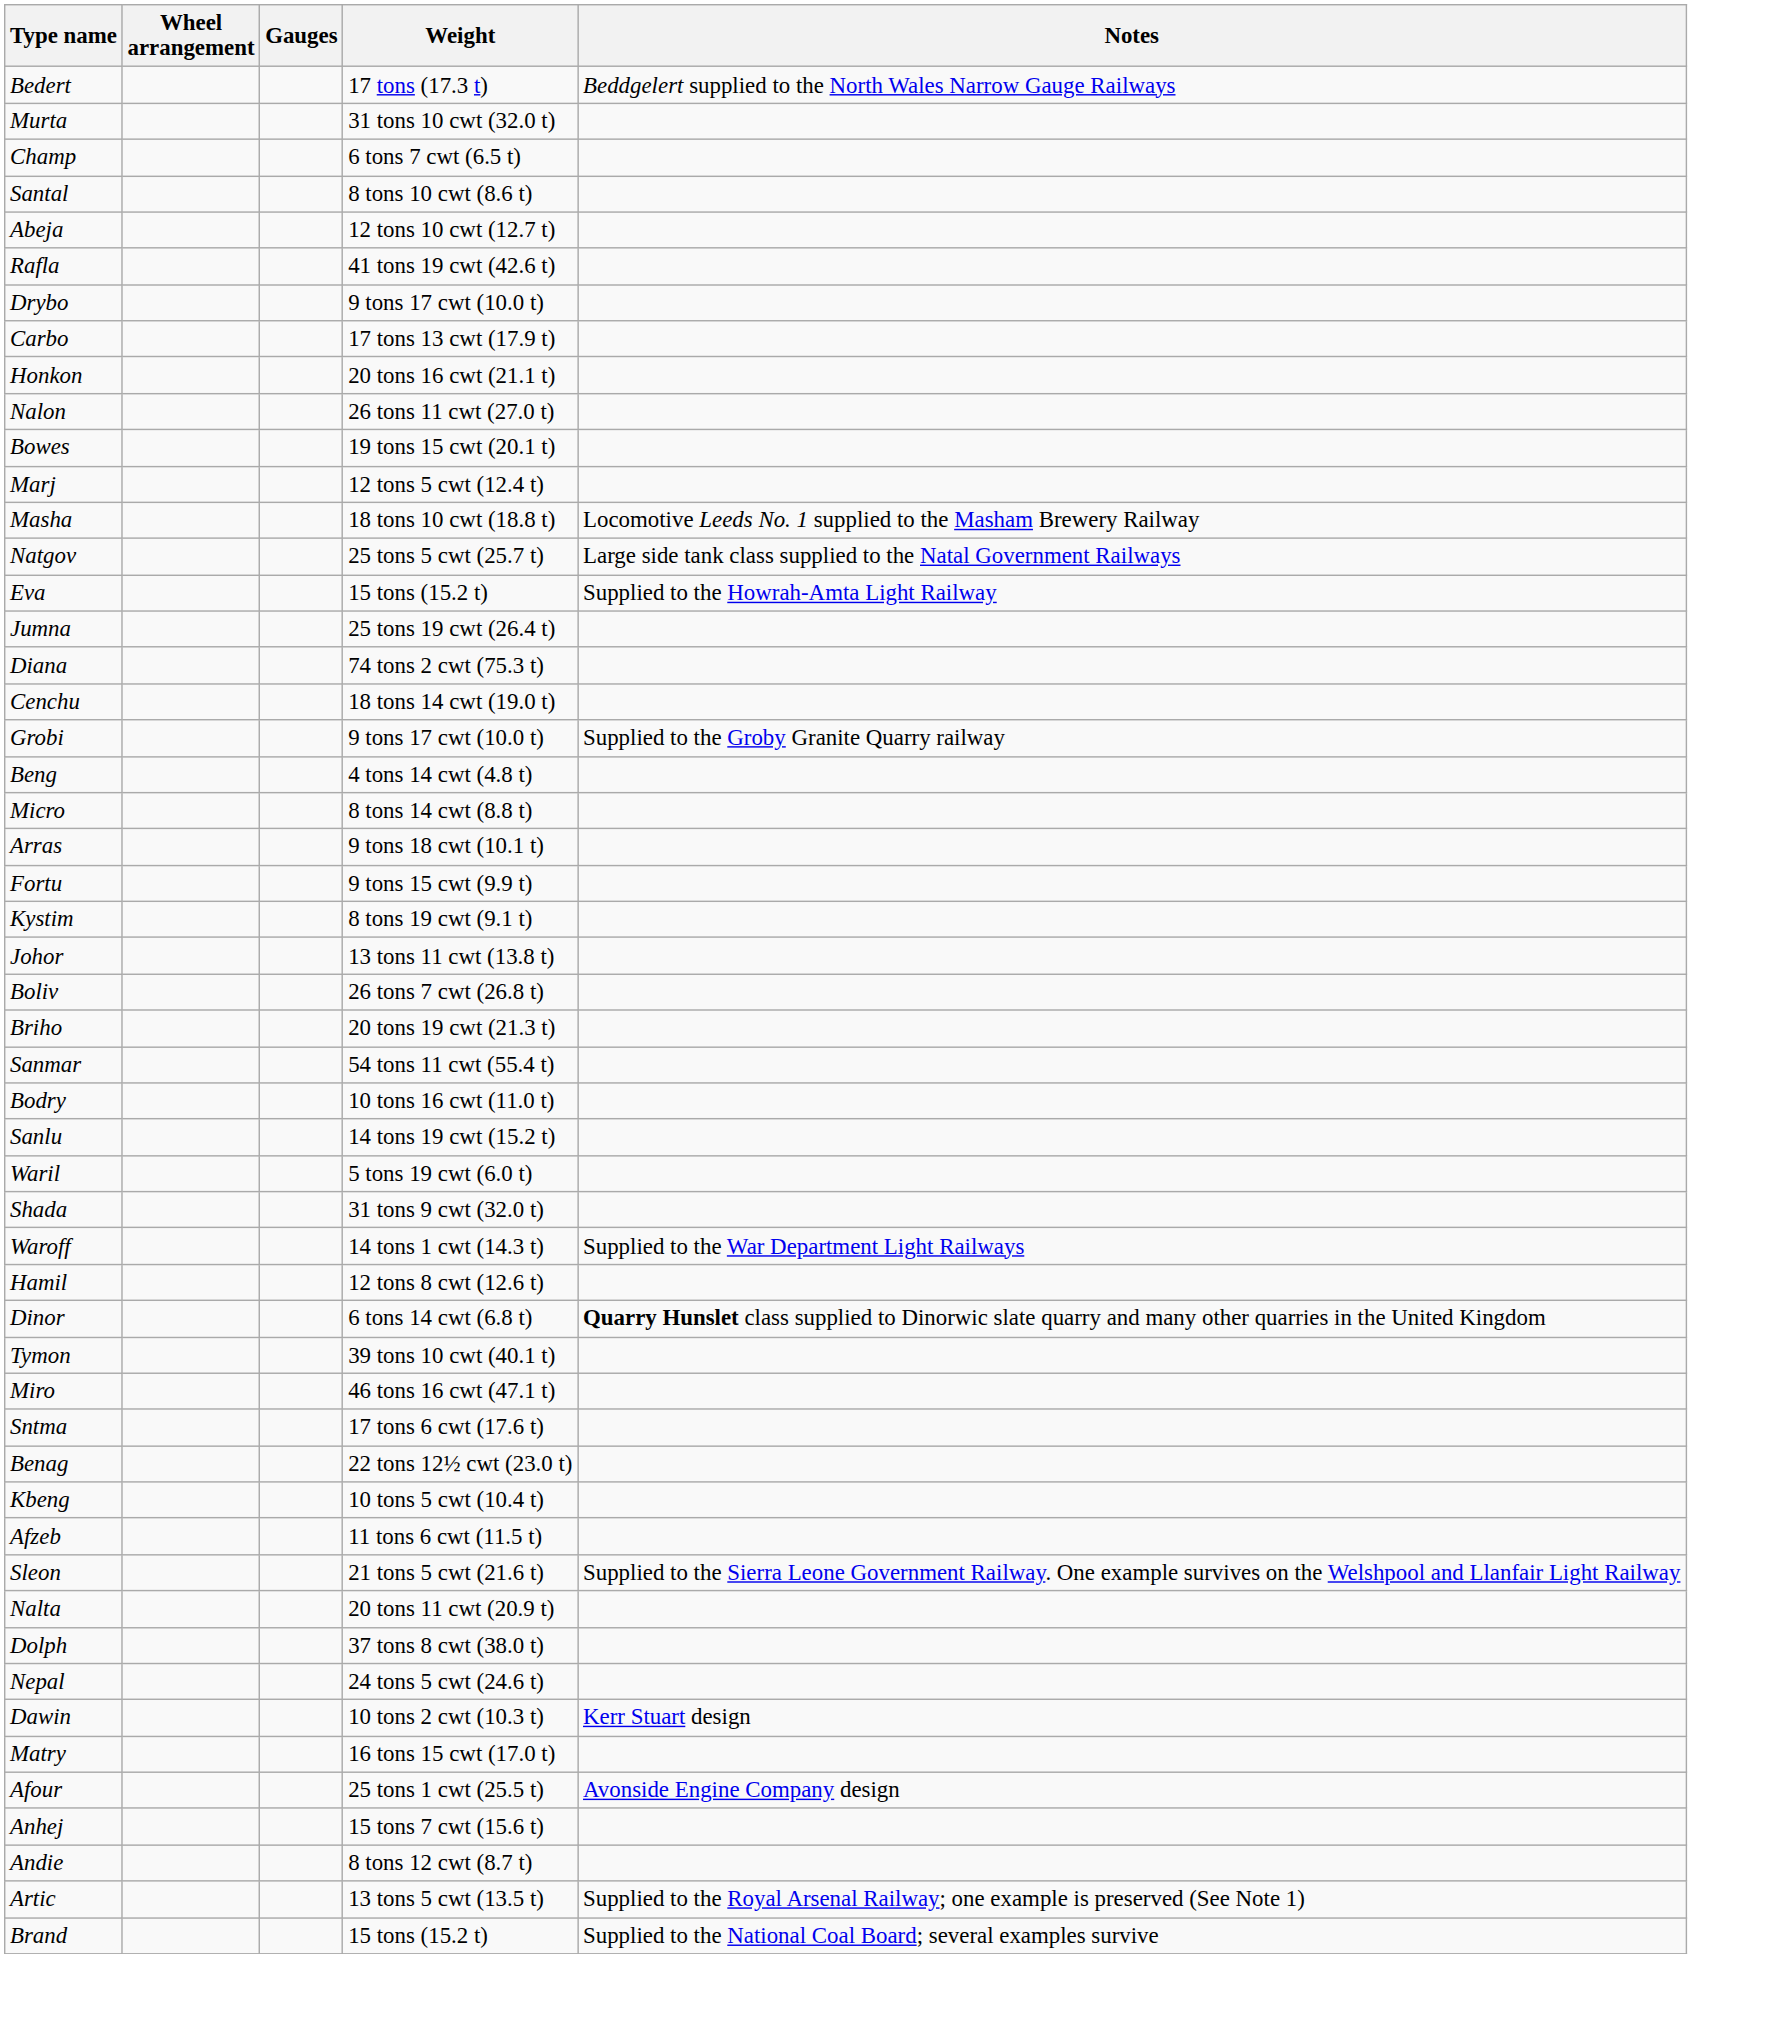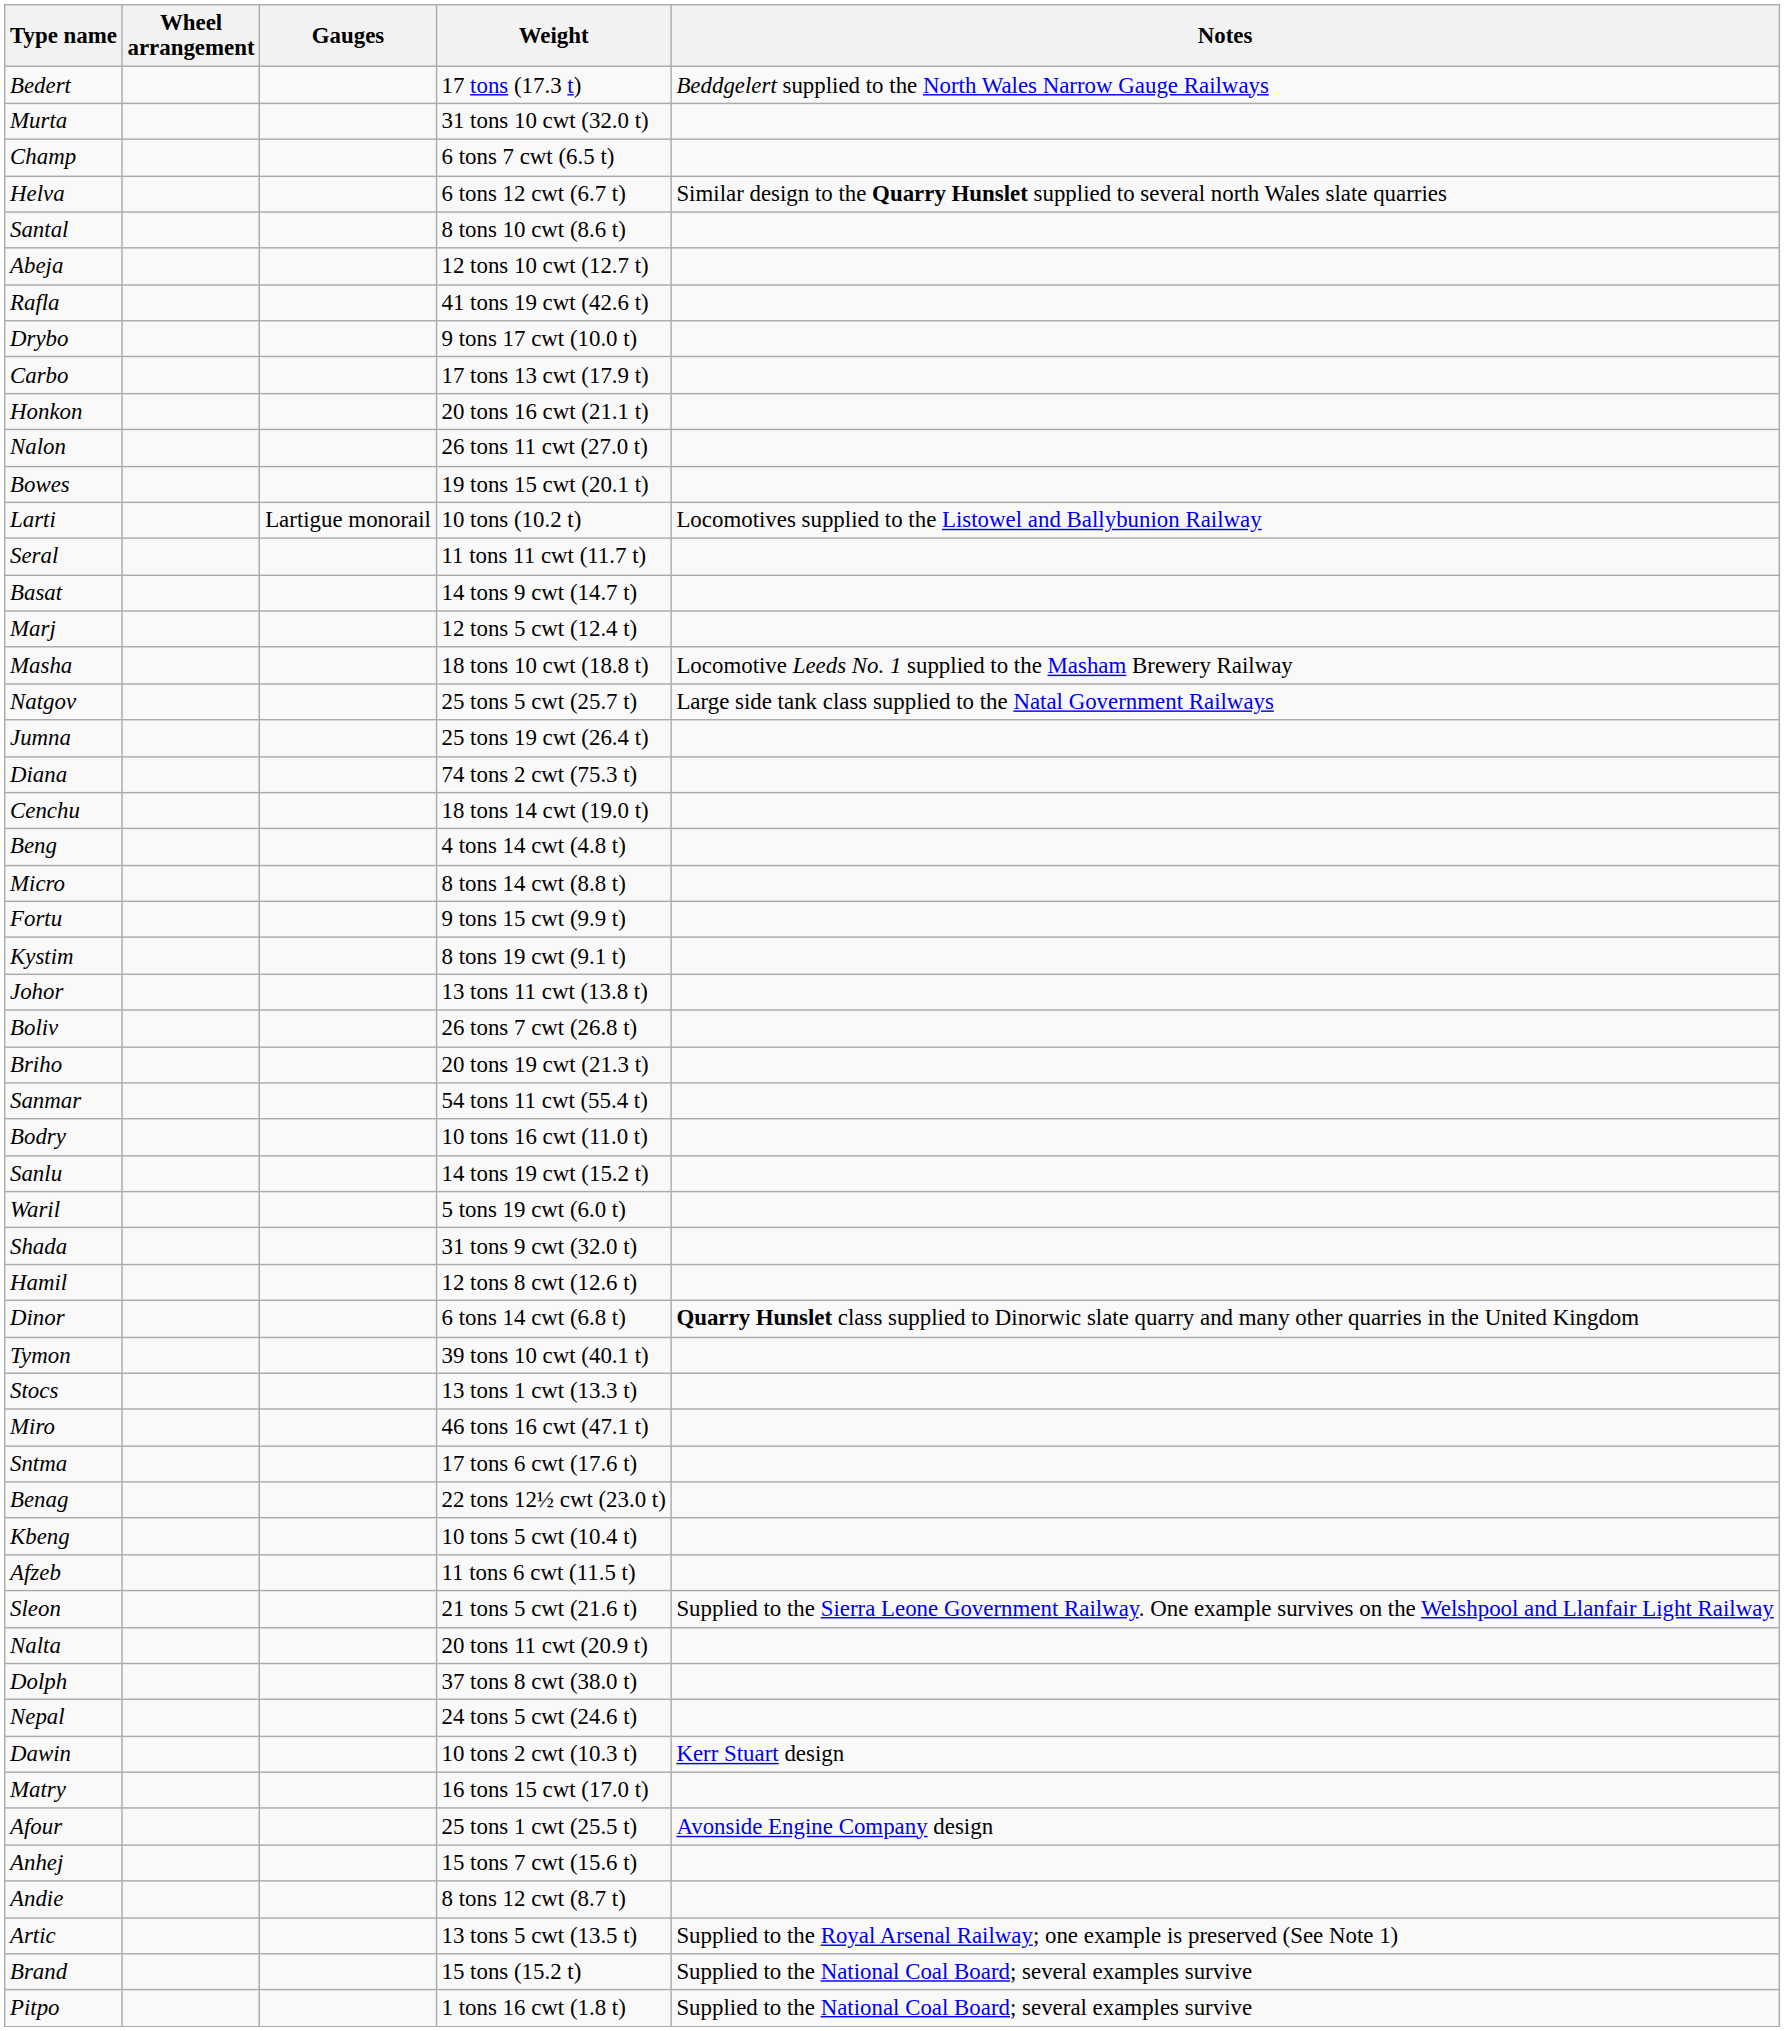+ row: (37, 193)
+ row: (33, 520)
+ row: (34, 556)
+ row: (36, 592)
- row: (28, 592)
- row: (37, 737)
- row: (36, 846)
- row: (40, 1245)
+ row: (34, 1390)
+ row: (35, 2007)
